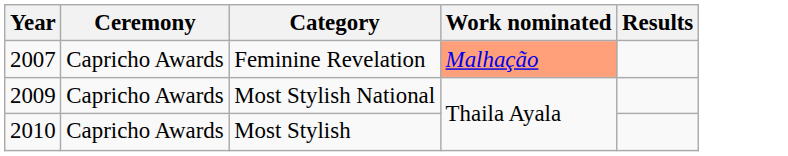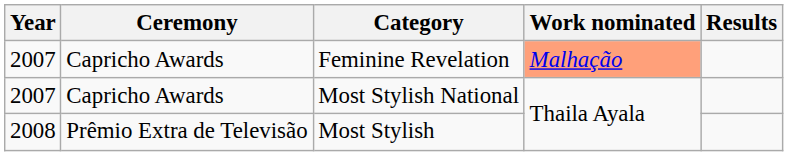(33, 95) 2009 -> (33, 95) 2007
(33, 131) 2010 -> (33, 131) 2008
(145, 131) Capricho Awards -> (187, 131) Prêmio Extra de Televisão
